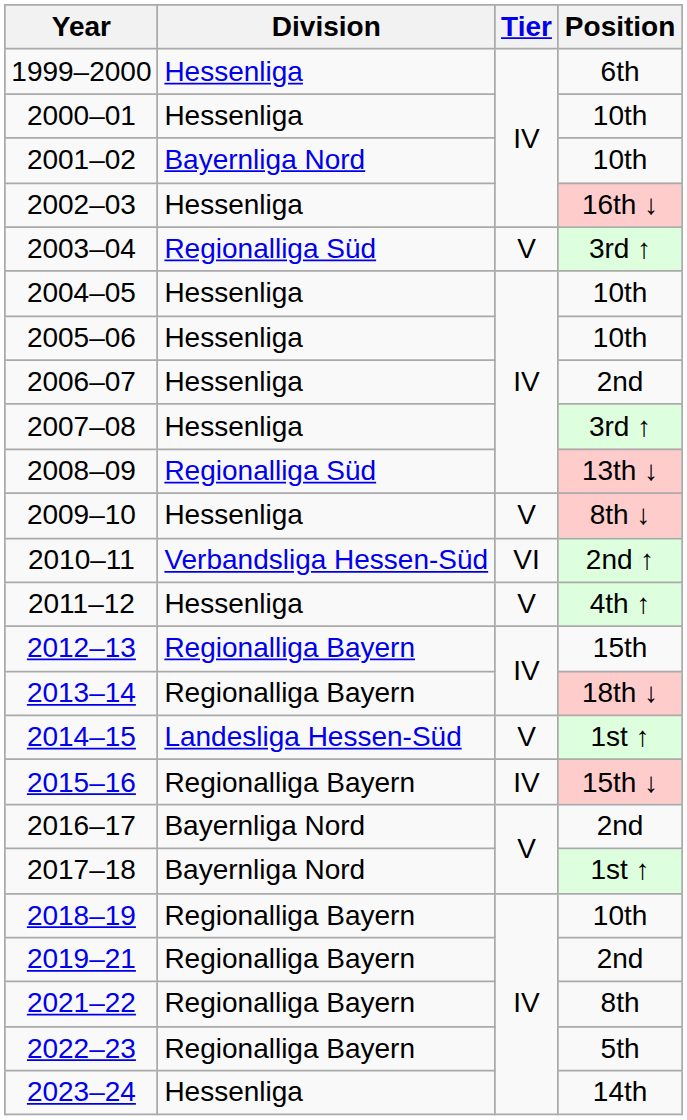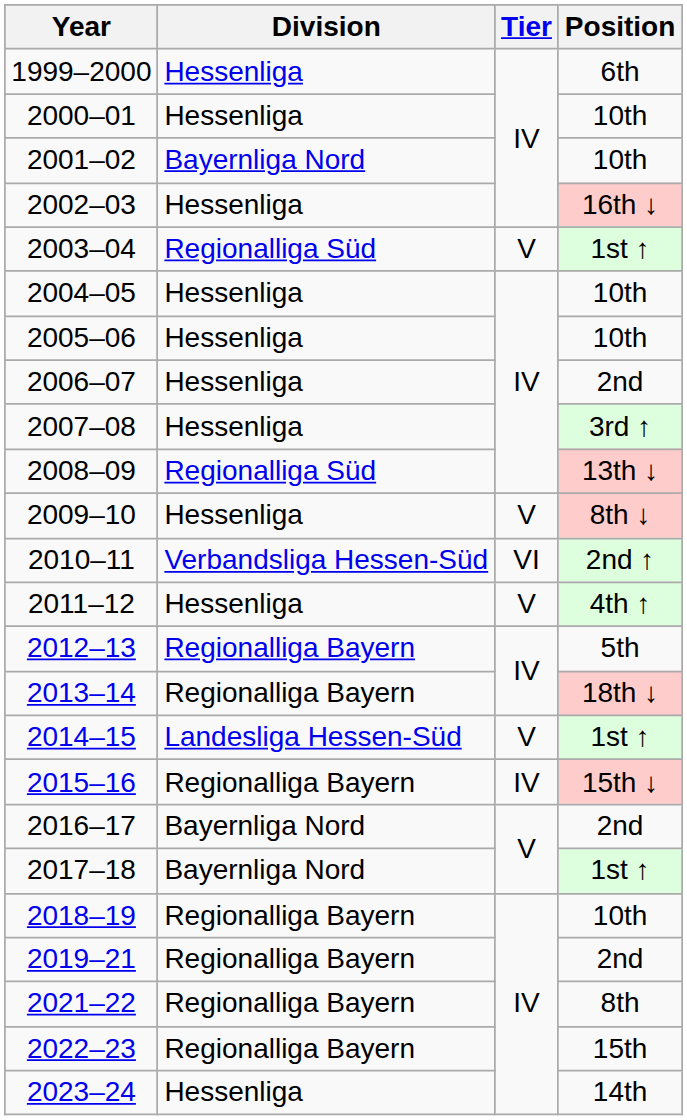(620, 248) 3rd ↑ -> (620, 248) 1st ↑
(620, 648) 15th -> (620, 648) 5th
(620, 1048) 5th -> (620, 1048) 15th
